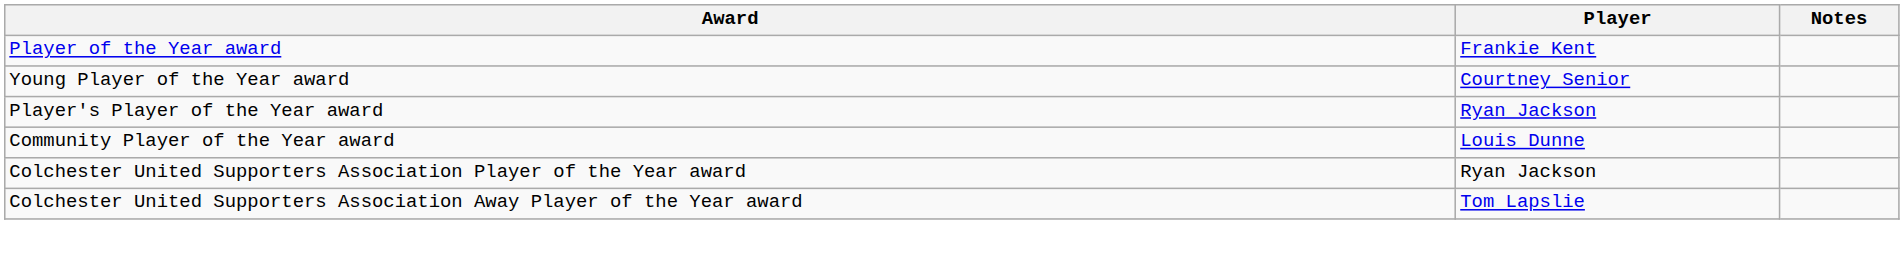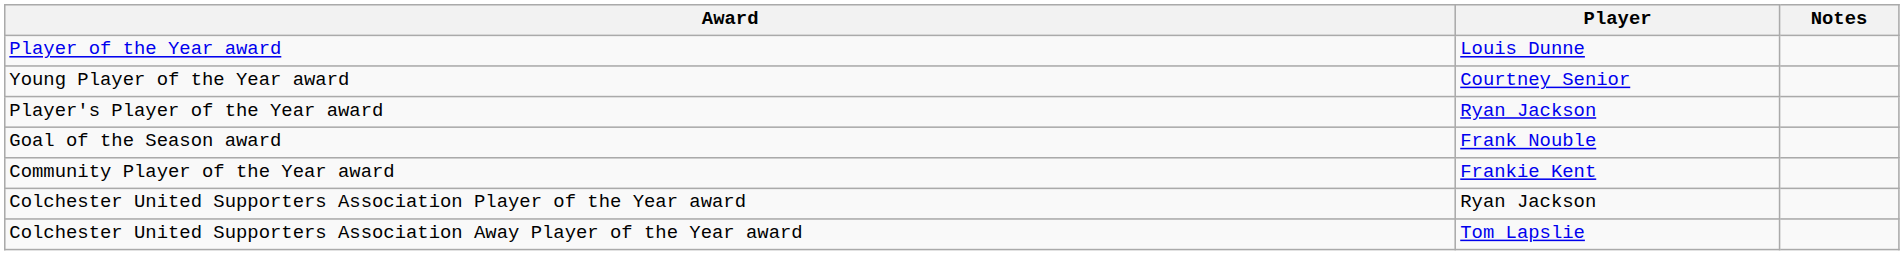(1528, 51) Frankie Kent -> (1523, 51) Louis Dunne
+ row: (145, 142)
(1523, 142) Louis Dunne -> (1528, 173) Frankie Kent
